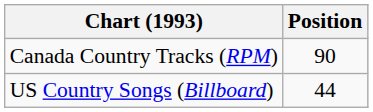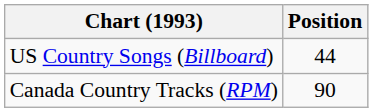rows swapped: (144, 55) <-> (142, 90)
